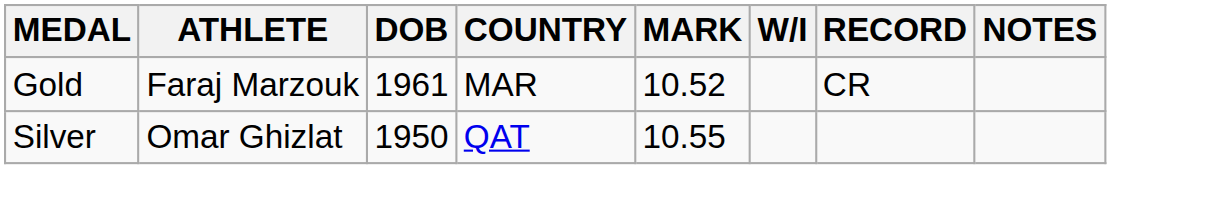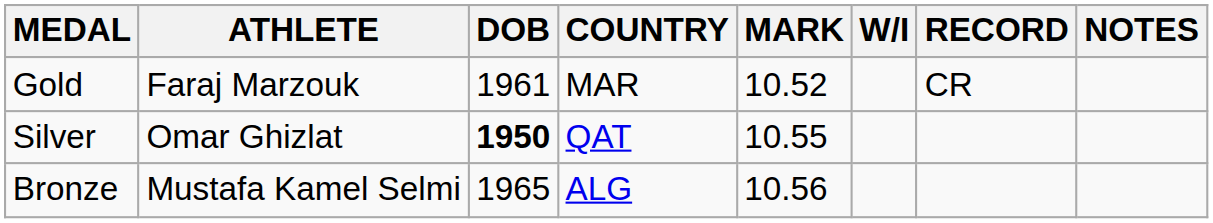(411, 136) normal -> (513, 136) bold
+ row: (65, 189)
